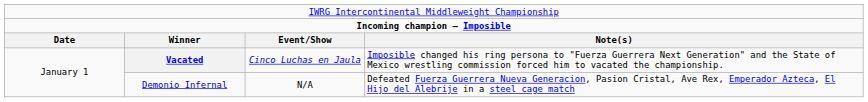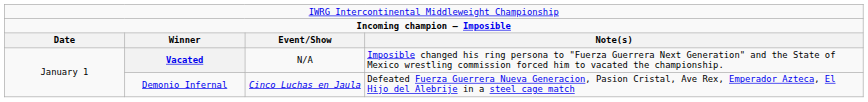(305, 60) Cinco Luchas en Jaula -> (305, 60) N/A
(305, 84) N/A -> (305, 84) Cinco Luchas en Jaula
